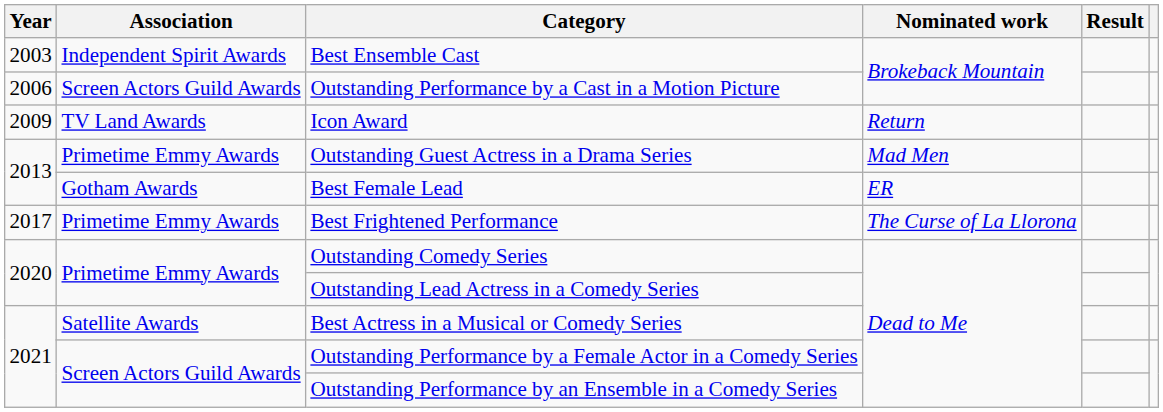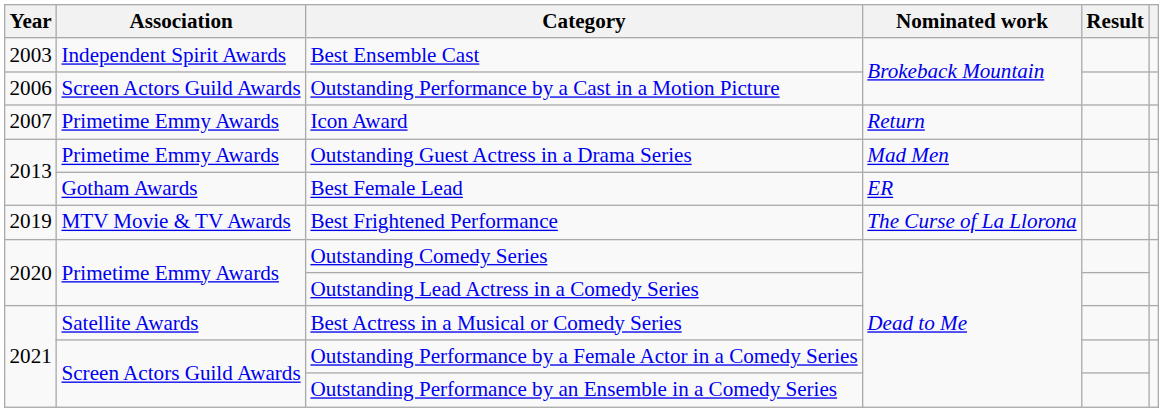(31, 121) 2009 -> (31, 121) 2007
(134, 121) TV Land Awards -> (170, 121) Primetime Emmy Awards
(31, 222) 2017 -> (31, 222) 2019
(170, 222) Primetime Emmy Awards -> (176, 222) MTV Movie & TV Awards
